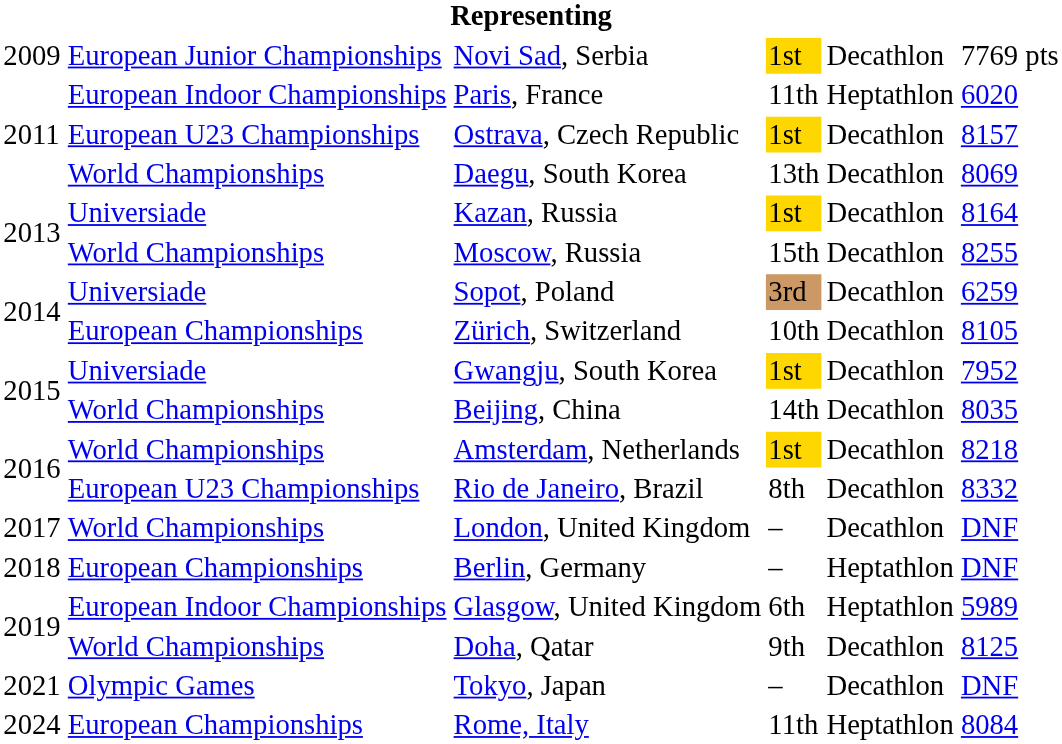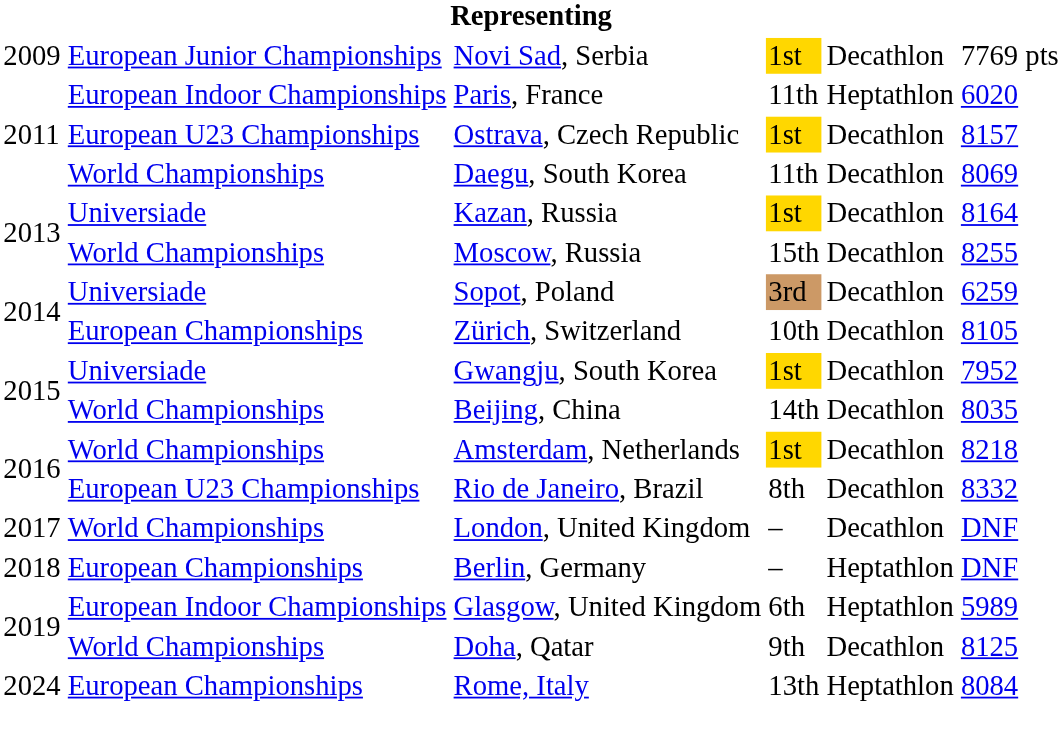(794, 173) 13th -> (793, 173) 11th
- row: (530, 685)
(793, 724) 11th -> (794, 685) 13th
